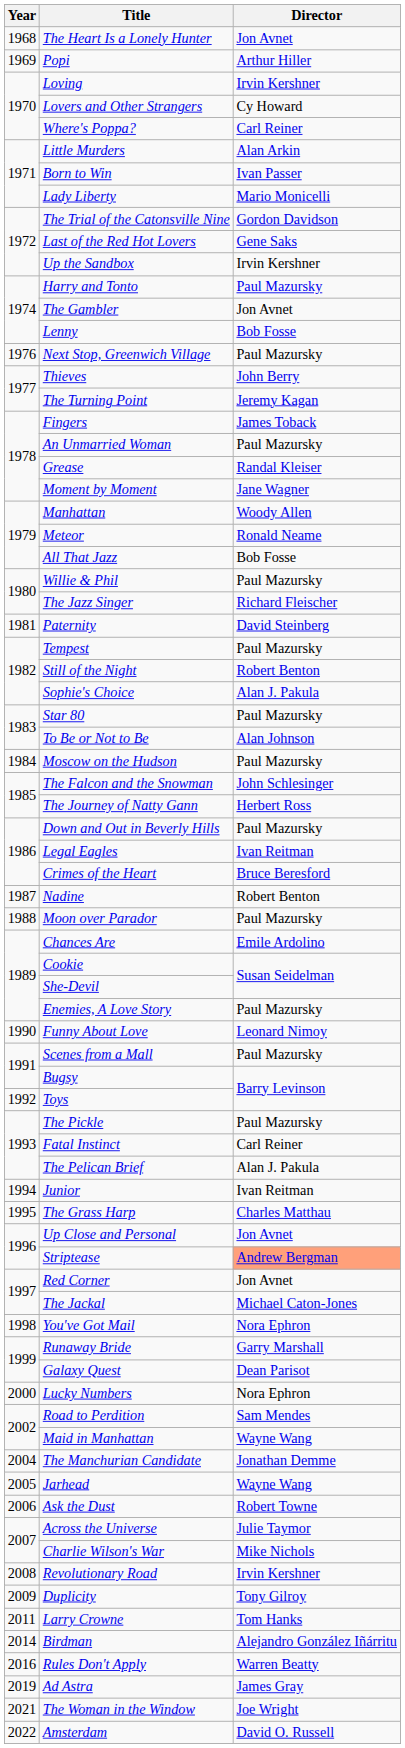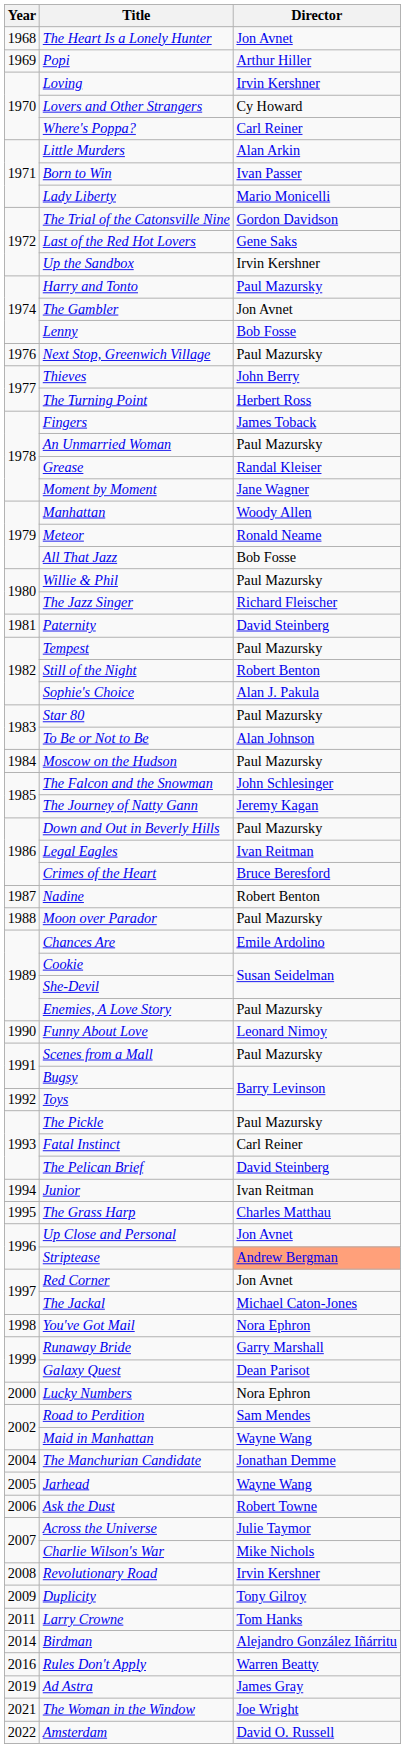(277, 399) Jeremy Kagan -> (274, 399) Herbert Ross
(274, 806) Herbert Ross -> (277, 806) Jeremy Kagan
(278, 1167) Alan J. Pakula -> (283, 1167) David Steinberg
